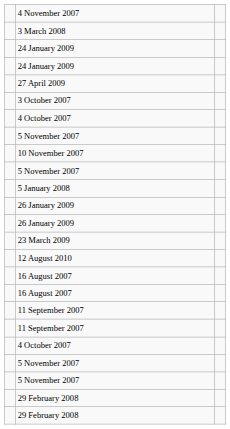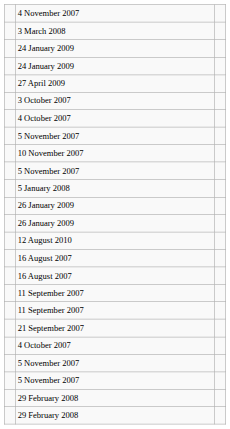- row: (10, 241)
+ row: (10, 328)
